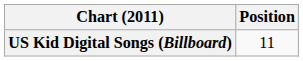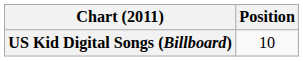(267, 42) 11 -> (267, 42) 10
